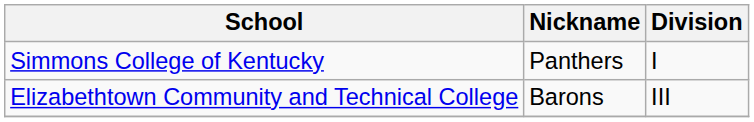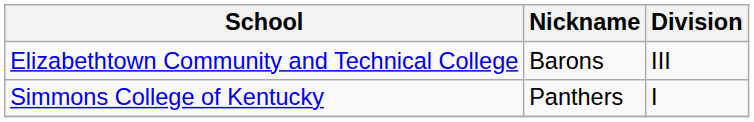rows swapped: (264, 97) <-> (167, 60)
